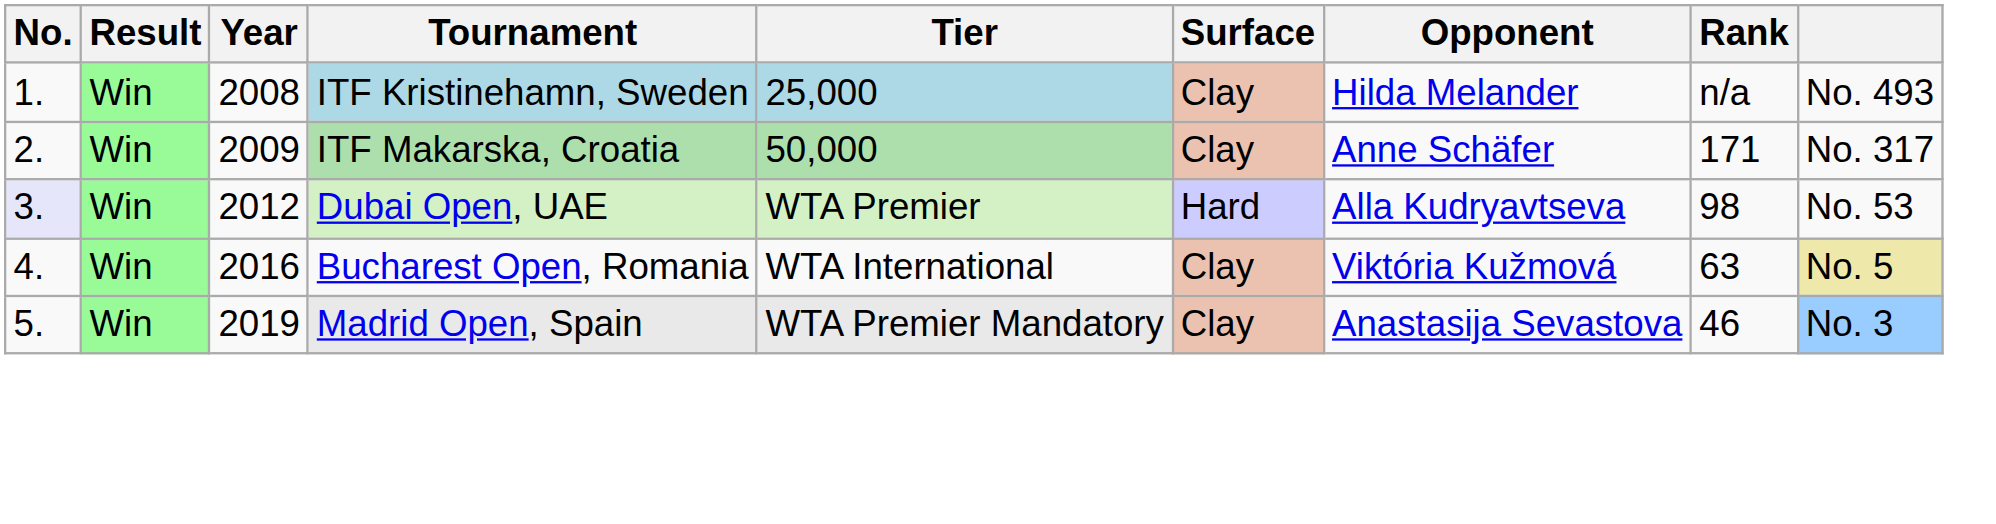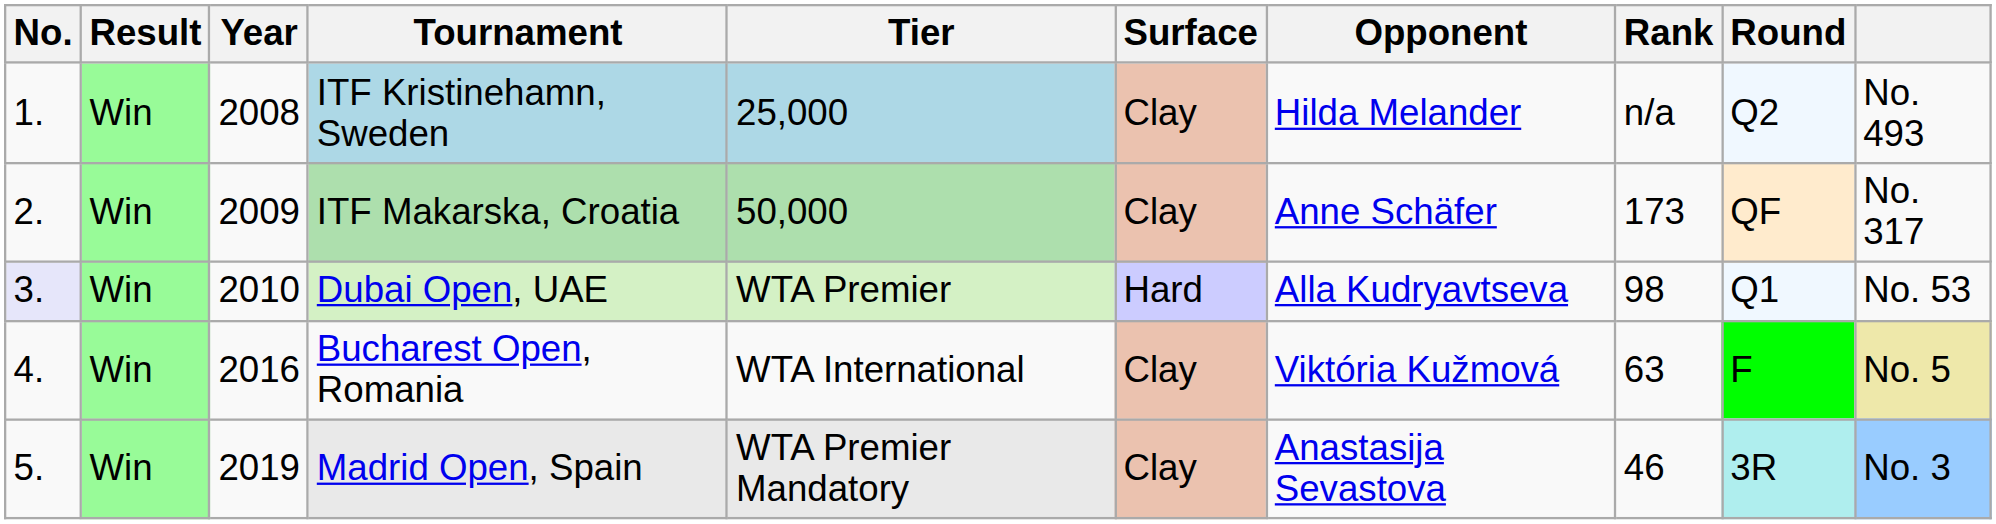+ column: (1788, 33)
(1730, 149) 171 -> (1654, 211) 173
(259, 207) 2012 -> (259, 290) 2010
